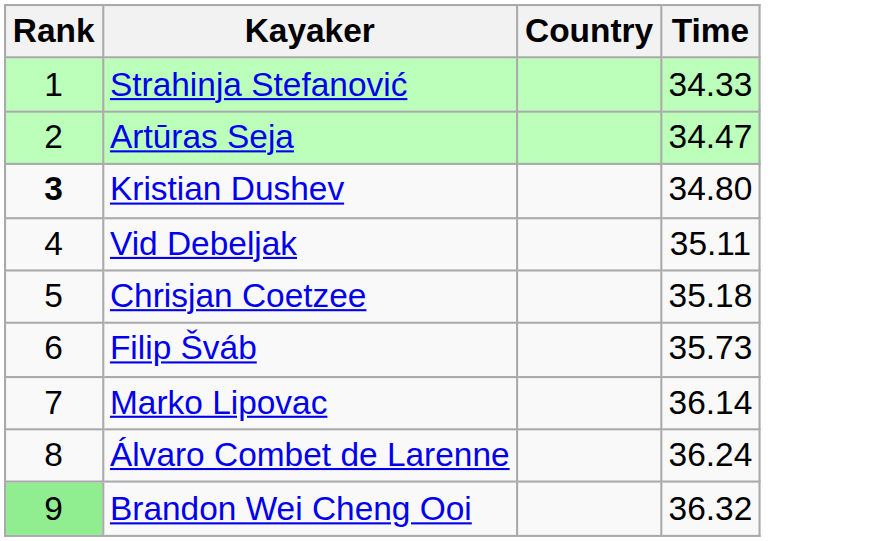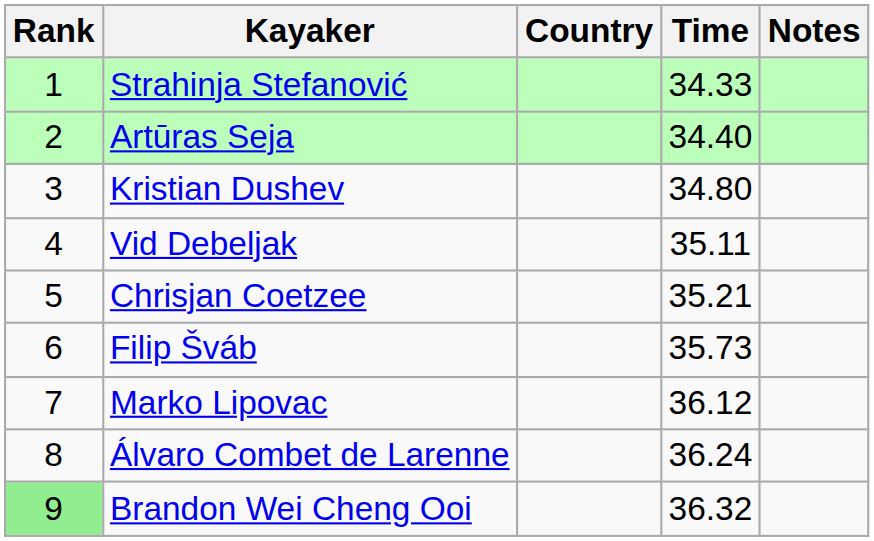+ column: (814, 31)
(710, 137) 34.47 -> (710, 137) 34.40
(54, 190) bold -> (54, 190) normal
(710, 296) 35.18 -> (710, 296) 35.21
(710, 402) 36.14 -> (710, 402) 36.12
